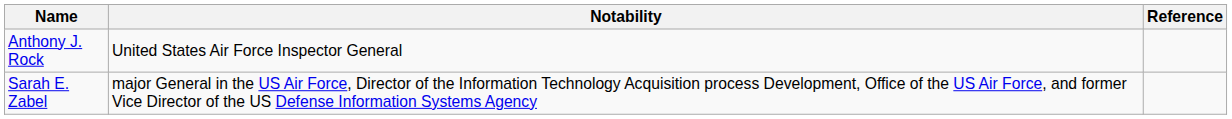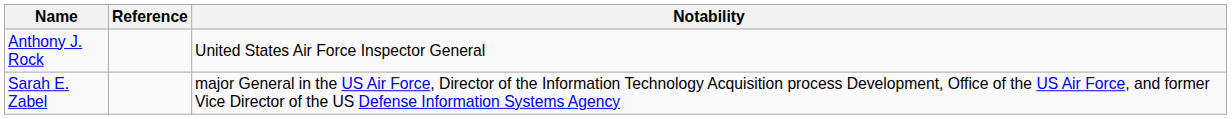columns swapped: (626, 16) <-> (1185, 16)
